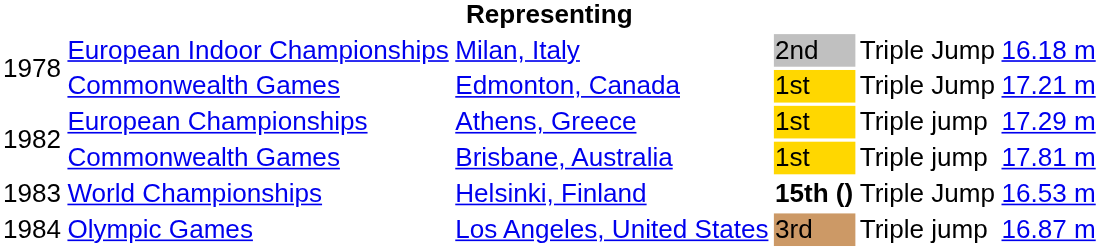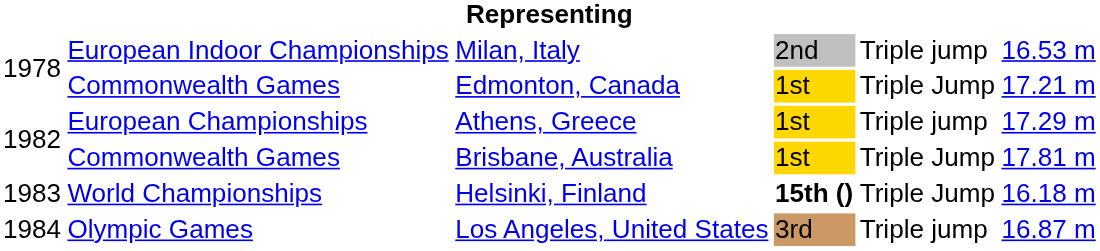(927, 50) Triple Jump -> (924, 50) Triple jump
(1049, 50) 16.18 m -> (1049, 50) 16.53 m
(924, 157) Triple jump -> (927, 157) Triple Jump
(1049, 193) 16.53 m -> (1049, 193) 16.18 m
